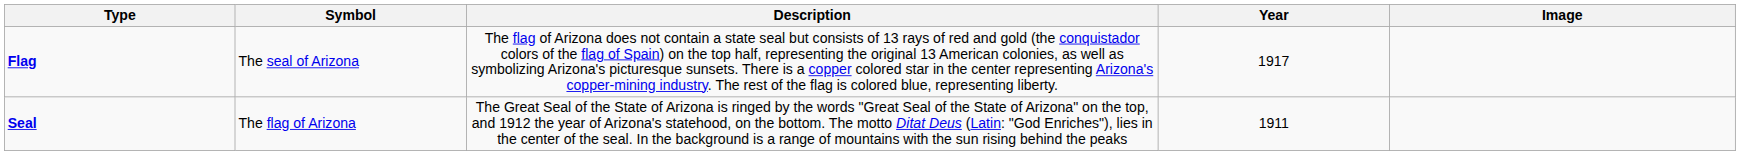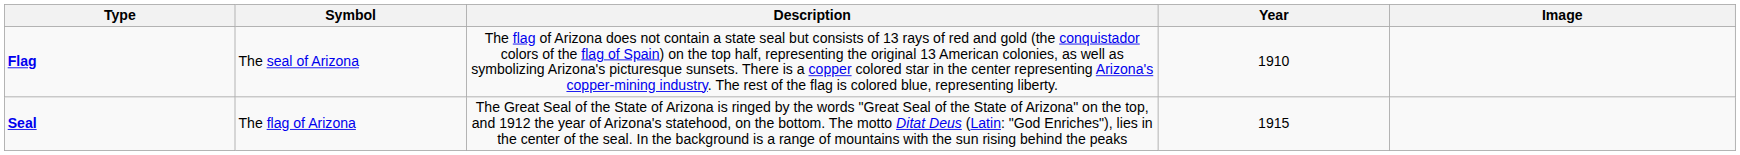(1274, 61) 1917 -> (1274, 61) 1910
(1274, 123) 1911 -> (1274, 123) 1915
